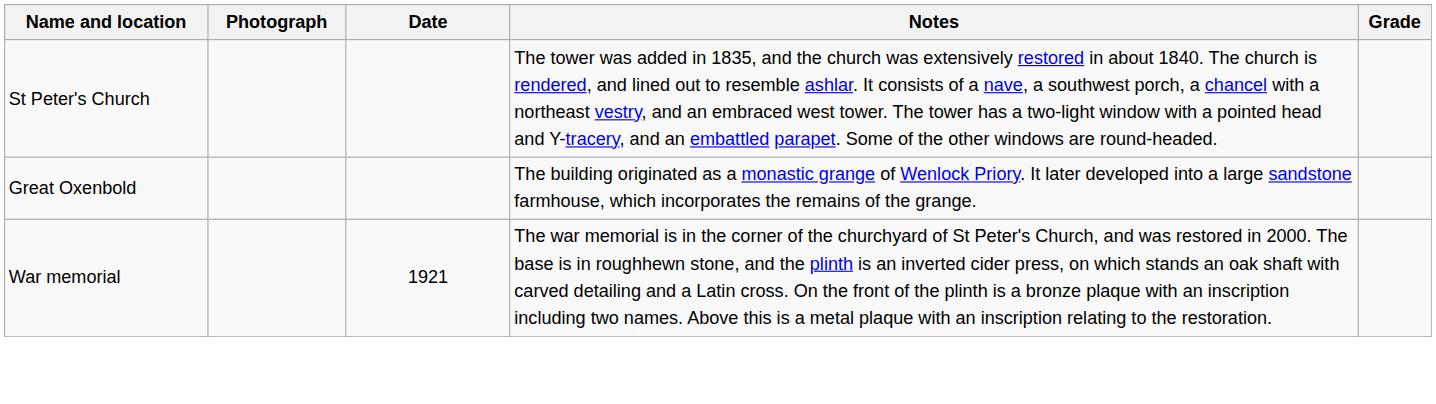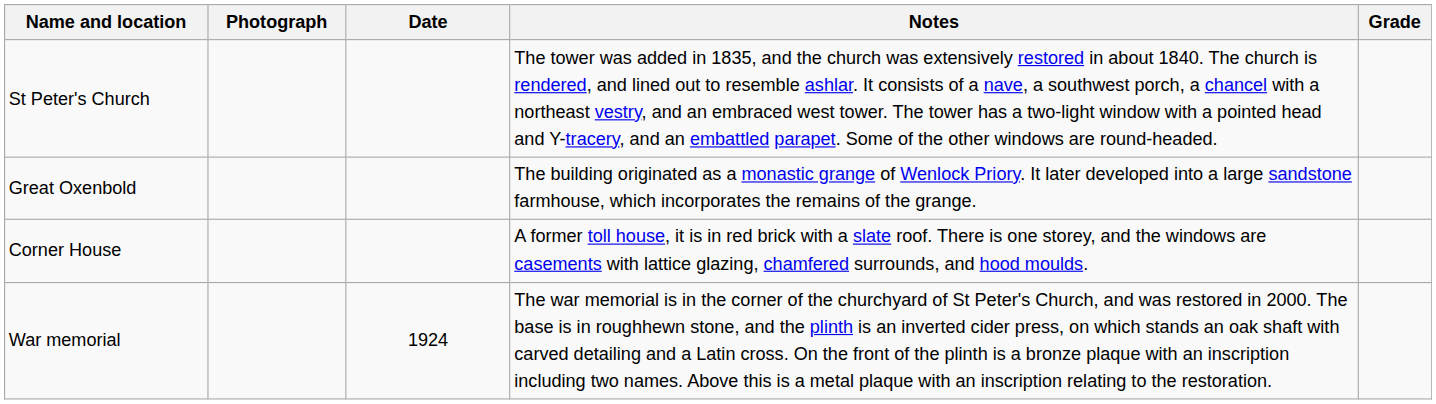+ row: (65, 250)
(428, 277) 1921 -> (428, 340) 1924
